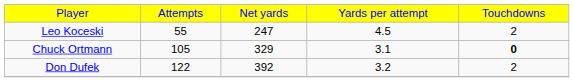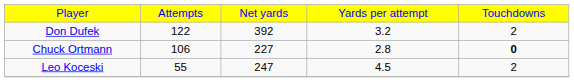rows swapped: (72, 67) <-> (72, 31)
(180, 49) 105 -> (180, 49) 106
(264, 49) 329 -> (264, 49) 227
(383, 49) 3.1 -> (383, 49) 2.8
